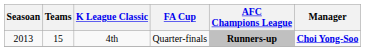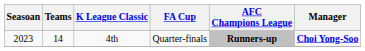(23, 38) 2013 -> (23, 38) 2023
(58, 38) 15 -> (58, 38) 14
